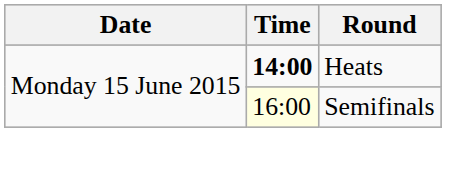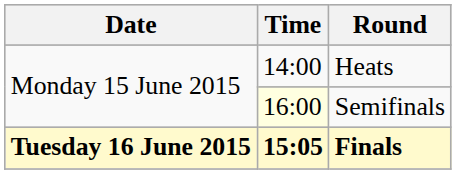(282, 65) bold -> (292, 65) normal
+ row: (369, 147)
